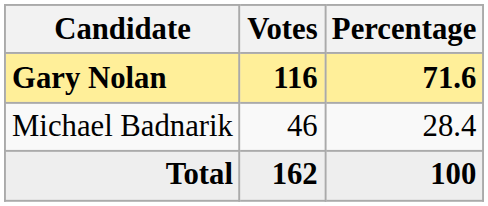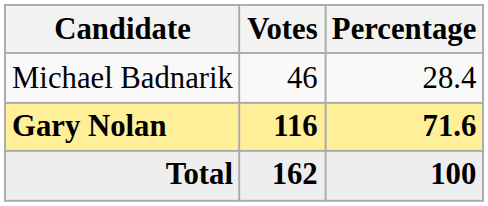rows swapped: (89, 77) <-> (123, 126)
